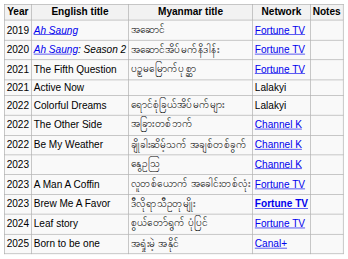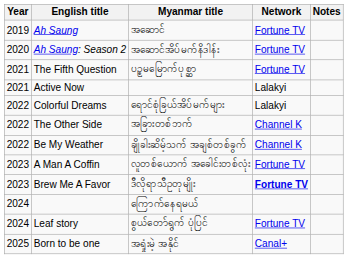- row: (145, 164)
+ row: (165, 203)
